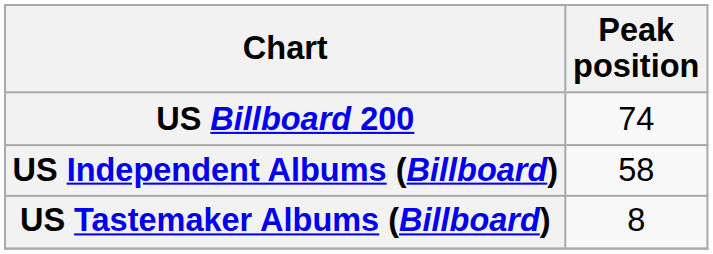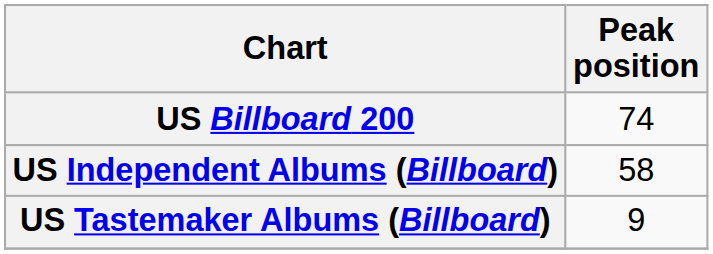(636, 221) 8 -> (636, 221) 9
